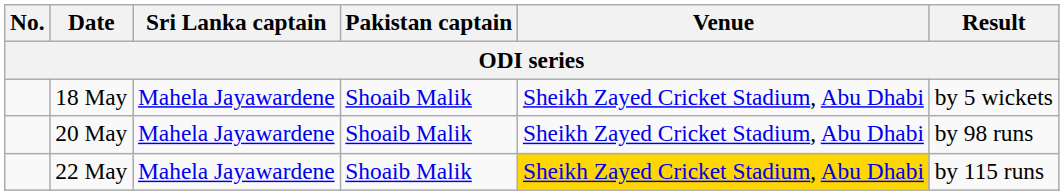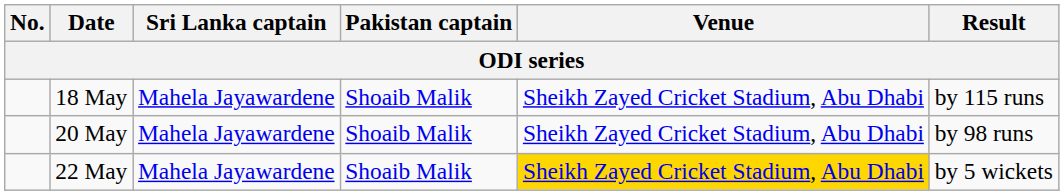(994, 97) by 5 wickets -> (989, 97) by 115 runs
(989, 171) by 115 runs -> (994, 171) by 5 wickets
